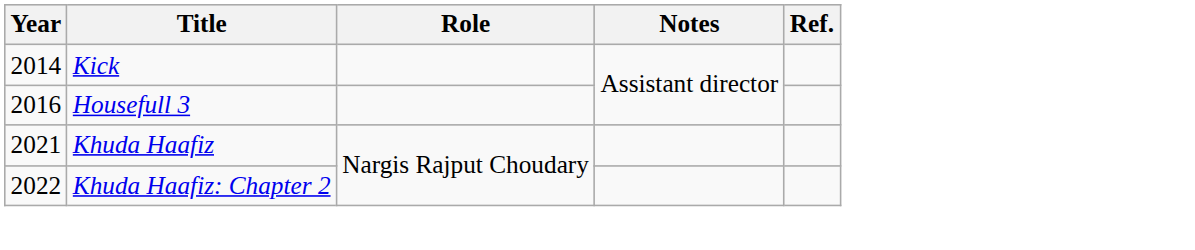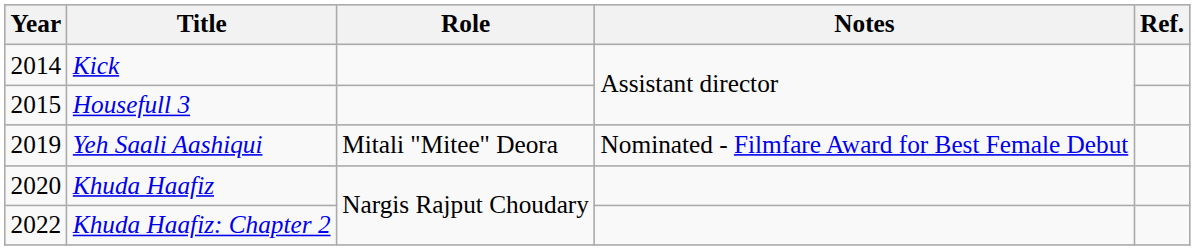(36, 104) 2016 -> (36, 104) 2015
+ row: (168, 144)
(36, 144) 2021 -> (36, 184) 2020
